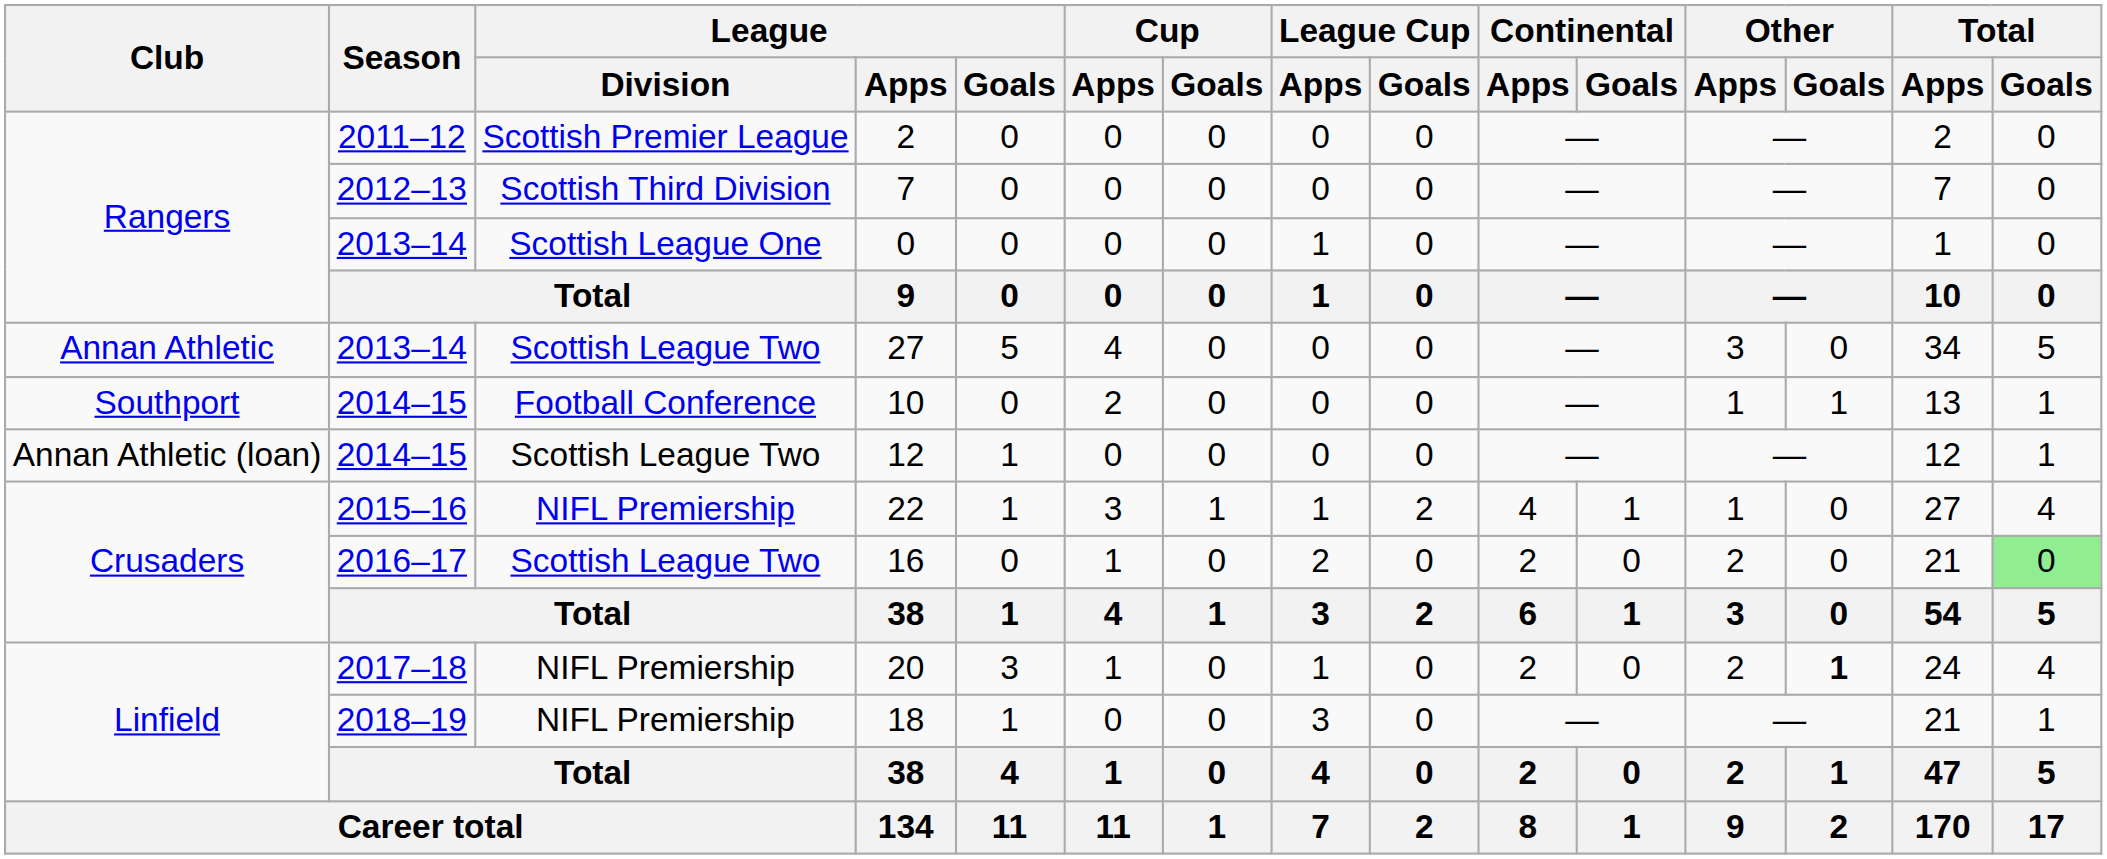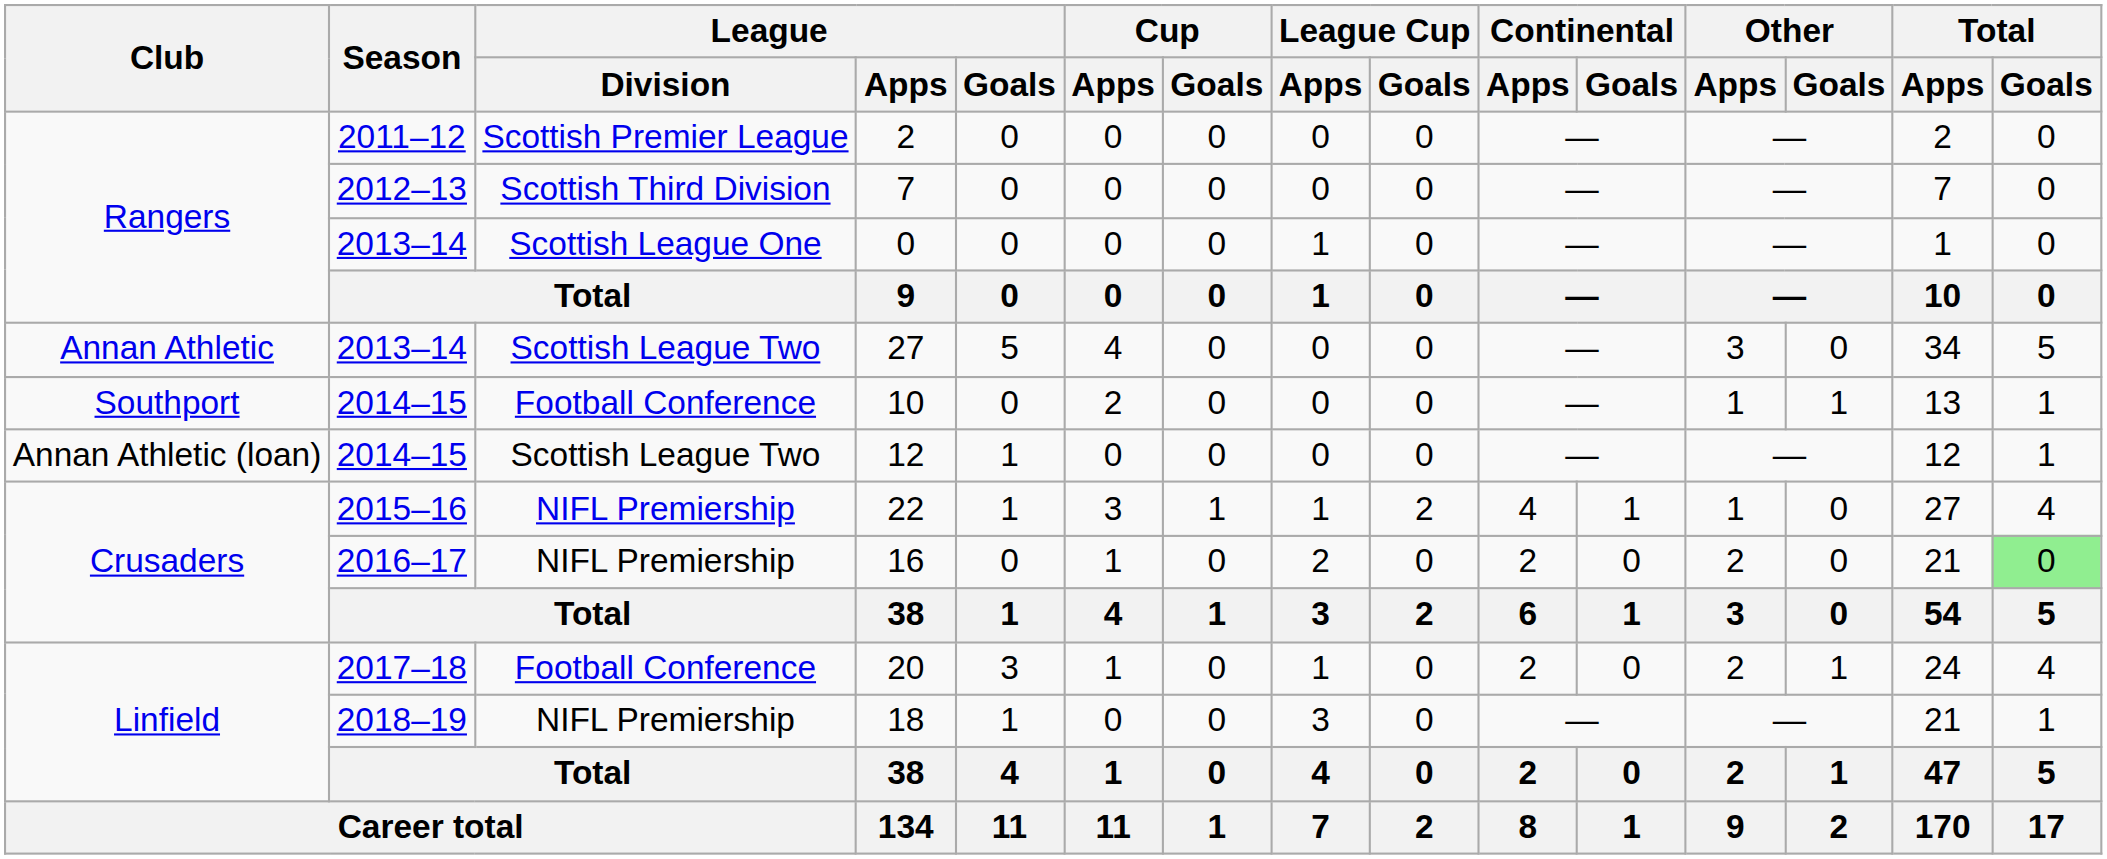(665, 561) Scottish League Two -> (665, 561) NIFL Premiership
(665, 667) NIFL Premiership -> (665, 667) Football Conference
(1839, 667) bold -> (1839, 667) normal
